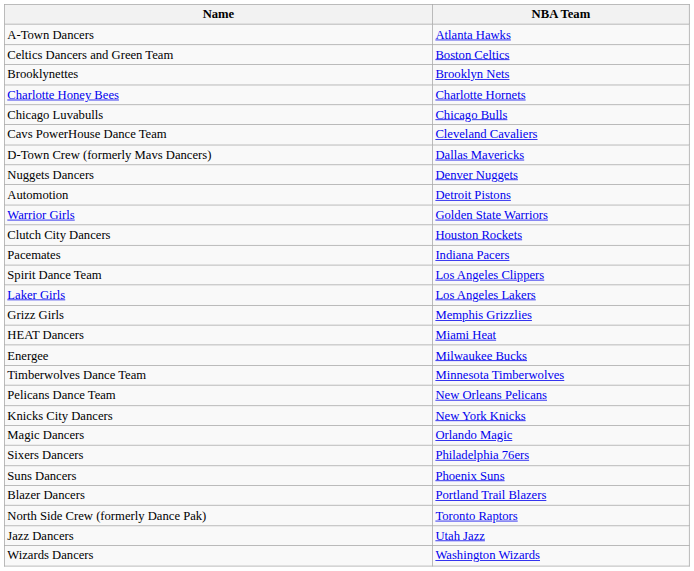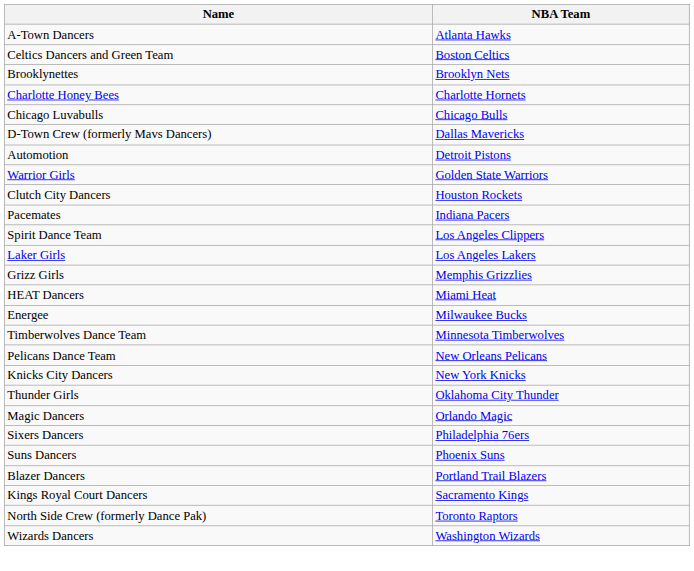- row: (87, 134)
- row: (51, 174)
+ row: (43, 395)
+ row: (77, 495)
- row: (40, 535)
